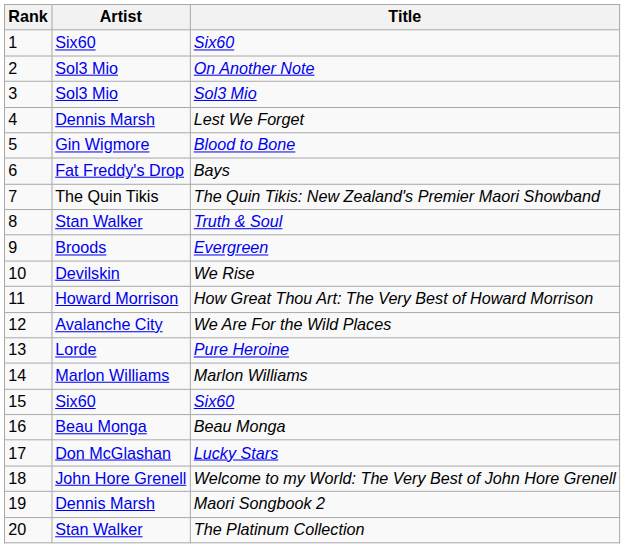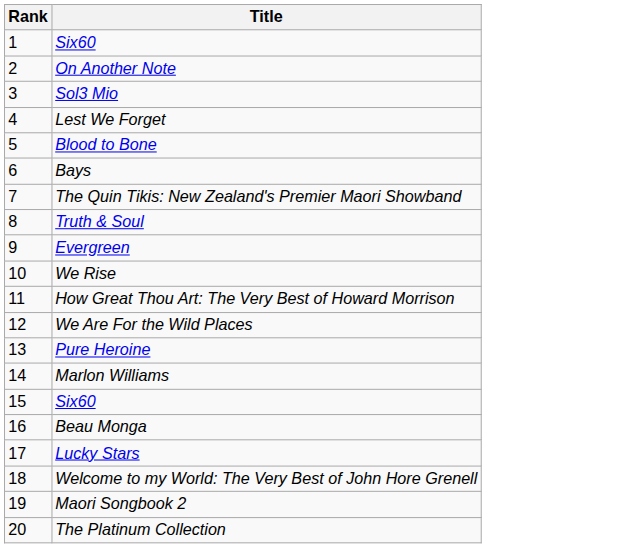- column: (121, 17)
